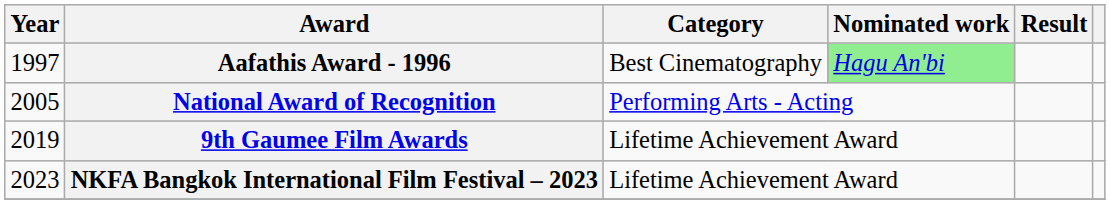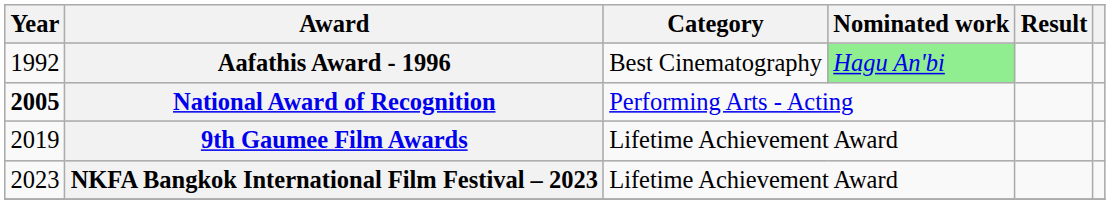(35, 62) 1997 -> (35, 62) 1992
(35, 101) normal -> (35, 101) bold
